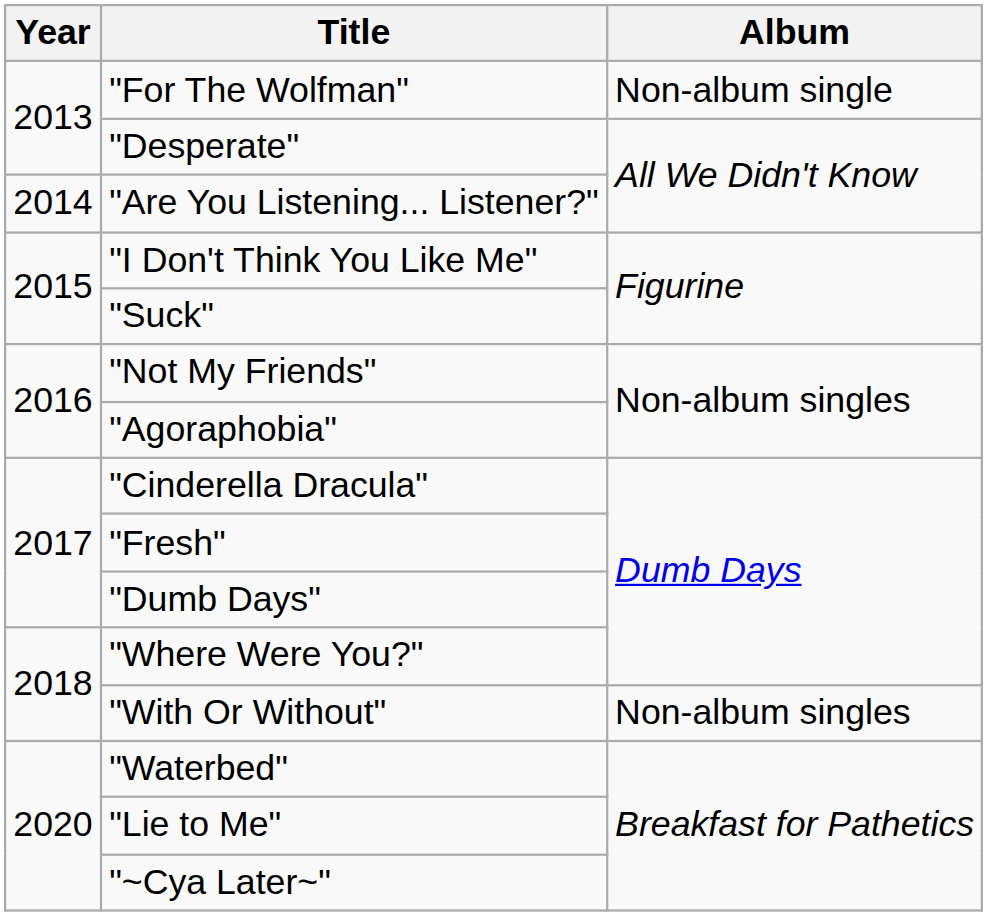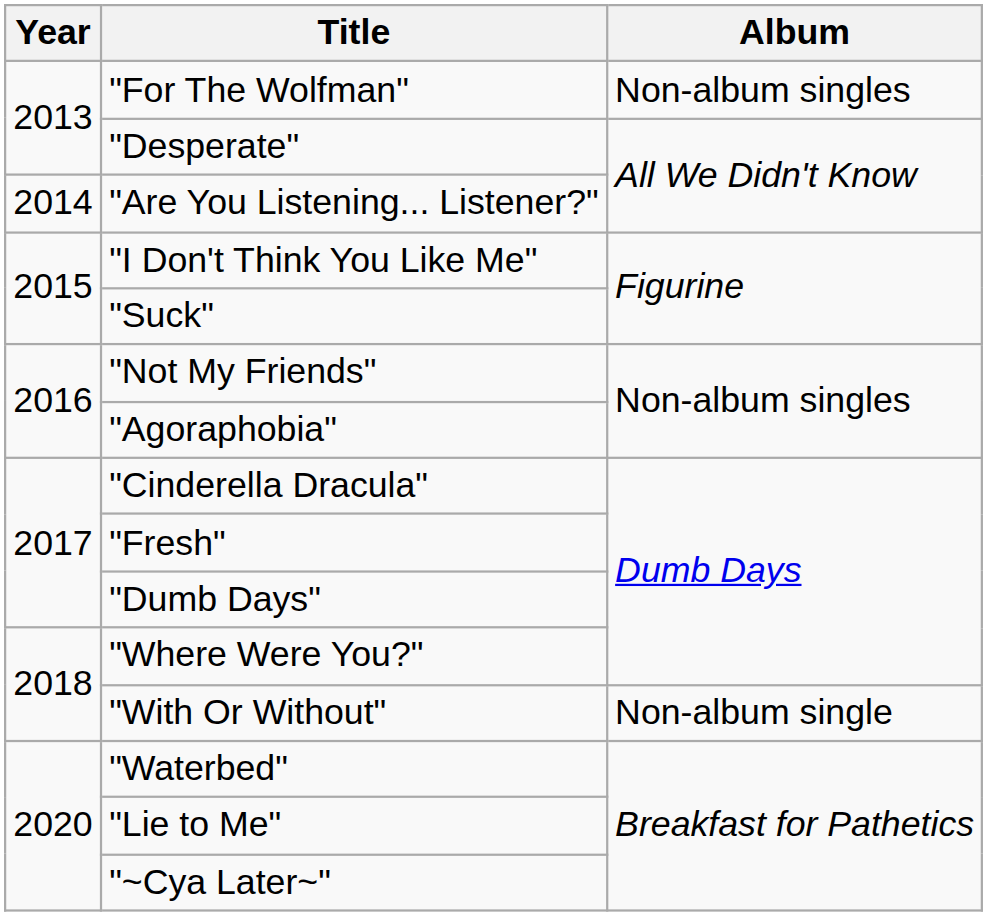(754, 89) Non-album single -> (763, 89) Non-album singles
(763, 711) Non-album singles -> (754, 711) Non-album single
